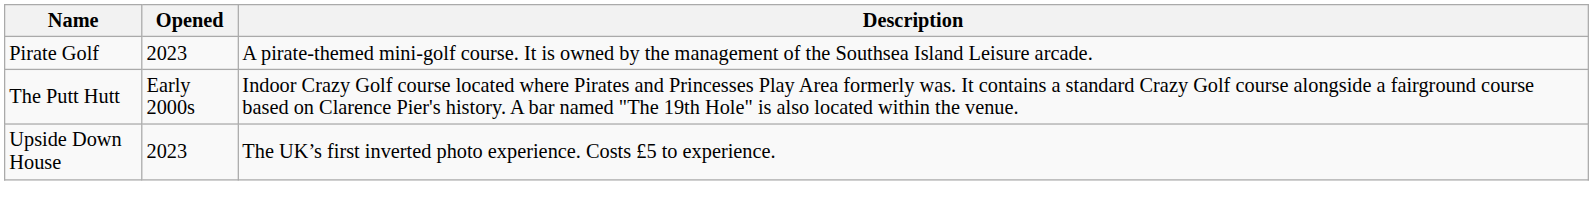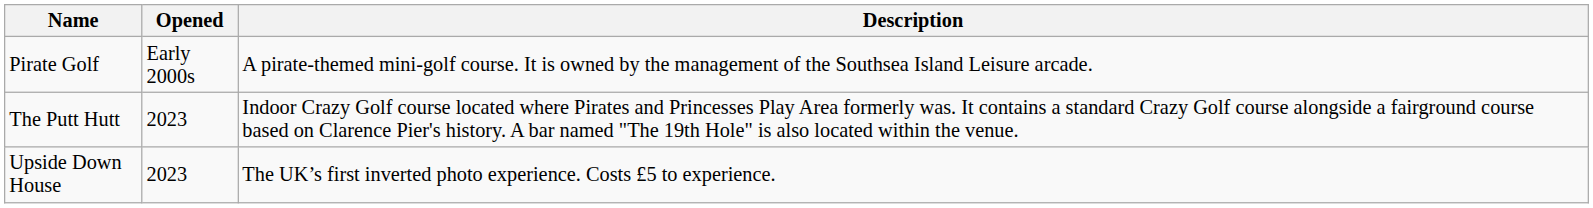(167, 52) 2023 -> (171, 64) Early 2000s
(171, 96) Early 2000s -> (167, 119) 2023
